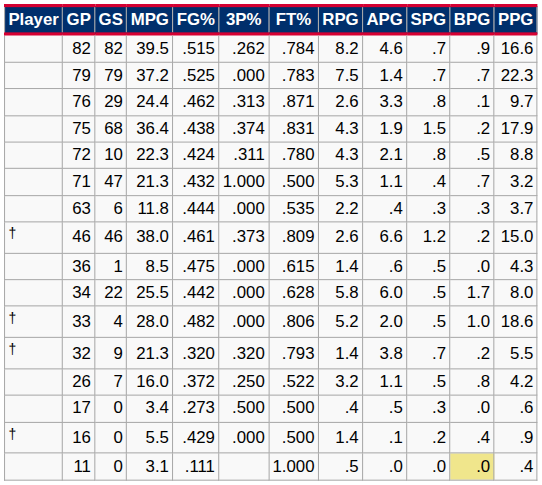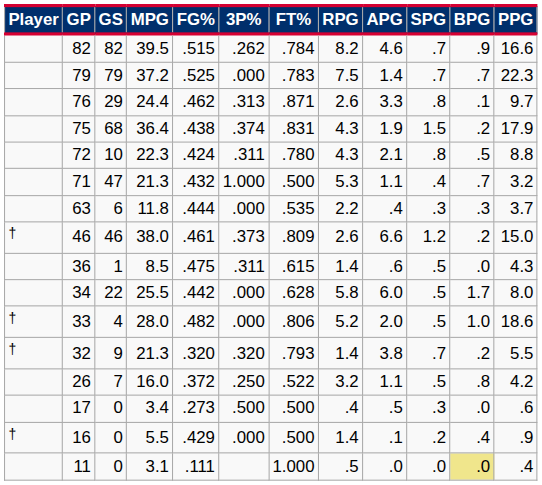(248, 266) .000 -> (249, 266) .311
